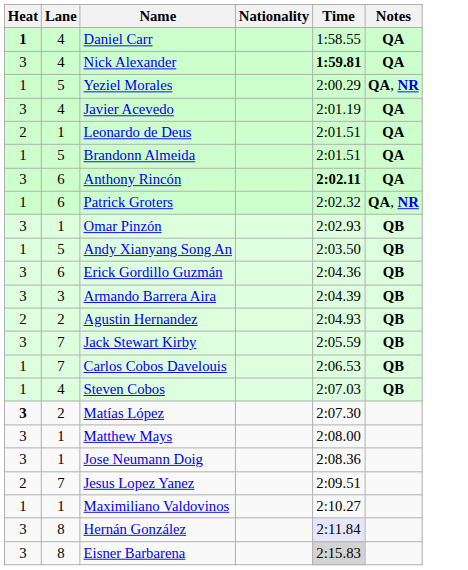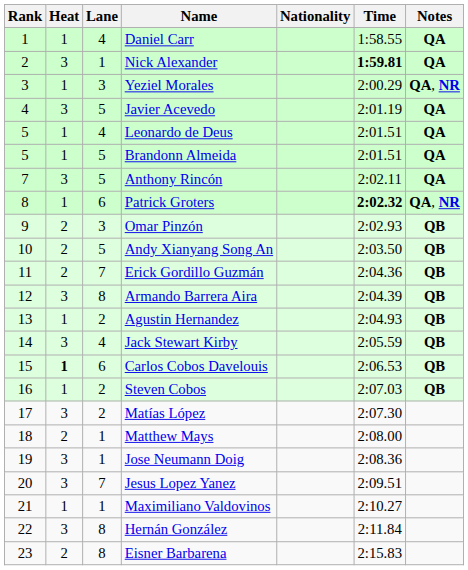+ column: (25, 16)
(23, 39) bold -> (64, 39) normal
(61, 62) 4 -> (102, 62) 1
(61, 86) 5 -> (102, 86) 3
(61, 109) 4 -> (102, 109) 5
(23, 132) 2 -> (64, 132) 1
(61, 132) 1 -> (102, 132) 4
(61, 179) 6 -> (102, 179) 5
(339, 179) bold -> (380, 179) normal
(339, 202) normal -> (380, 202) bold
(23, 226) 3 -> (64, 226) 2
(61, 226) 1 -> (102, 226) 3
(23, 249) 1 -> (64, 249) 2
(23, 272) 3 -> (64, 272) 2
(61, 272) 6 -> (102, 272) 7
(61, 296) 3 -> (102, 296) 8
(23, 319) 2 -> (64, 319) 1
(61, 343) 7 -> (102, 343) 4
(23, 366) normal -> (64, 366) bold
(61, 366) 7 -> (102, 366) 6
(61, 389) 4 -> (102, 389) 2
(23, 413) bold -> (64, 413) normal
(23, 436) 3 -> (64, 436) 2
(23, 483) 2 -> (64, 483) 3
(339, 529) lavender background -> (380, 529) no background
(23, 553) 3 -> (64, 553) 2
(339, 553) lightgrey background -> (380, 553) no background
